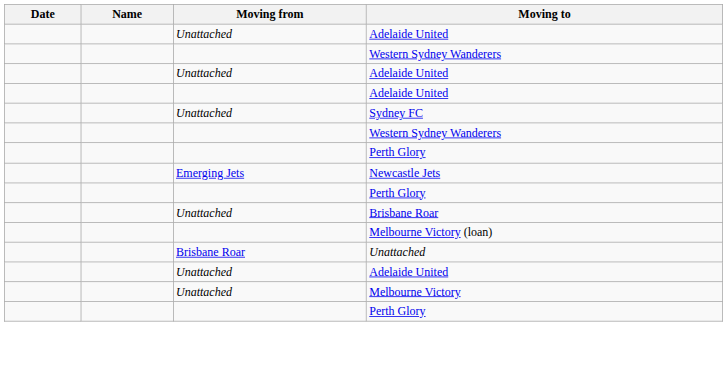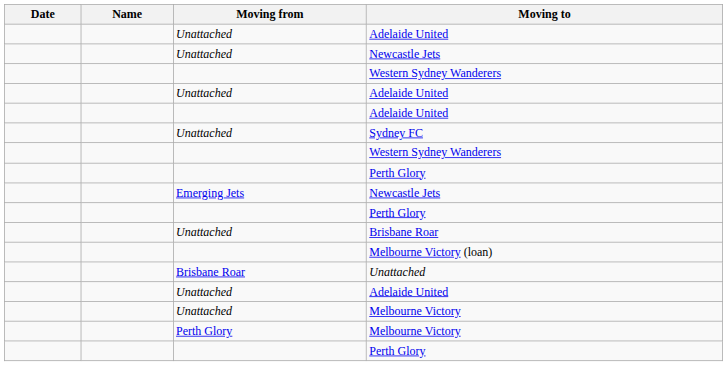+ row: (204, 54)
+ row: (204, 331)
